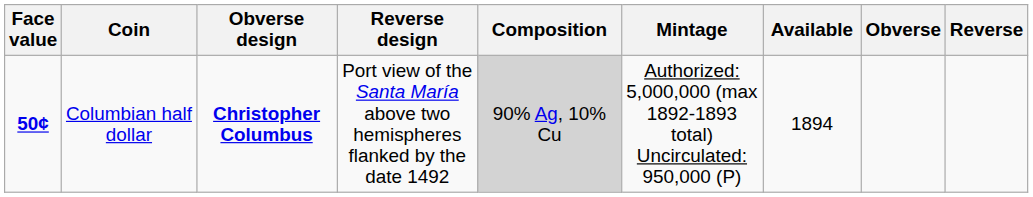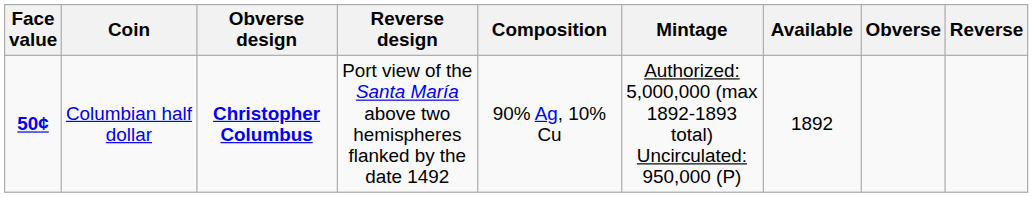(549, 123) lightgrey background -> (549, 123) no background
(812, 123) 1894 -> (812, 123) 1892
